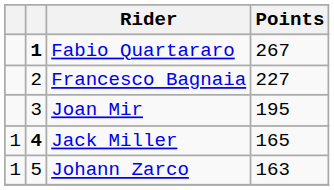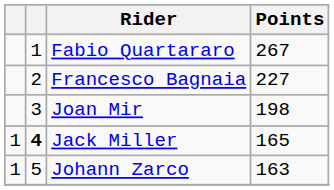(36, 50) bold -> (36, 50) normal
(273, 110) 195 -> (273, 110) 198
